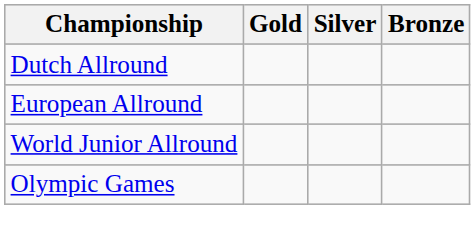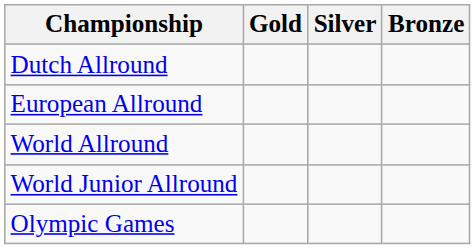+ row: (89, 143)
